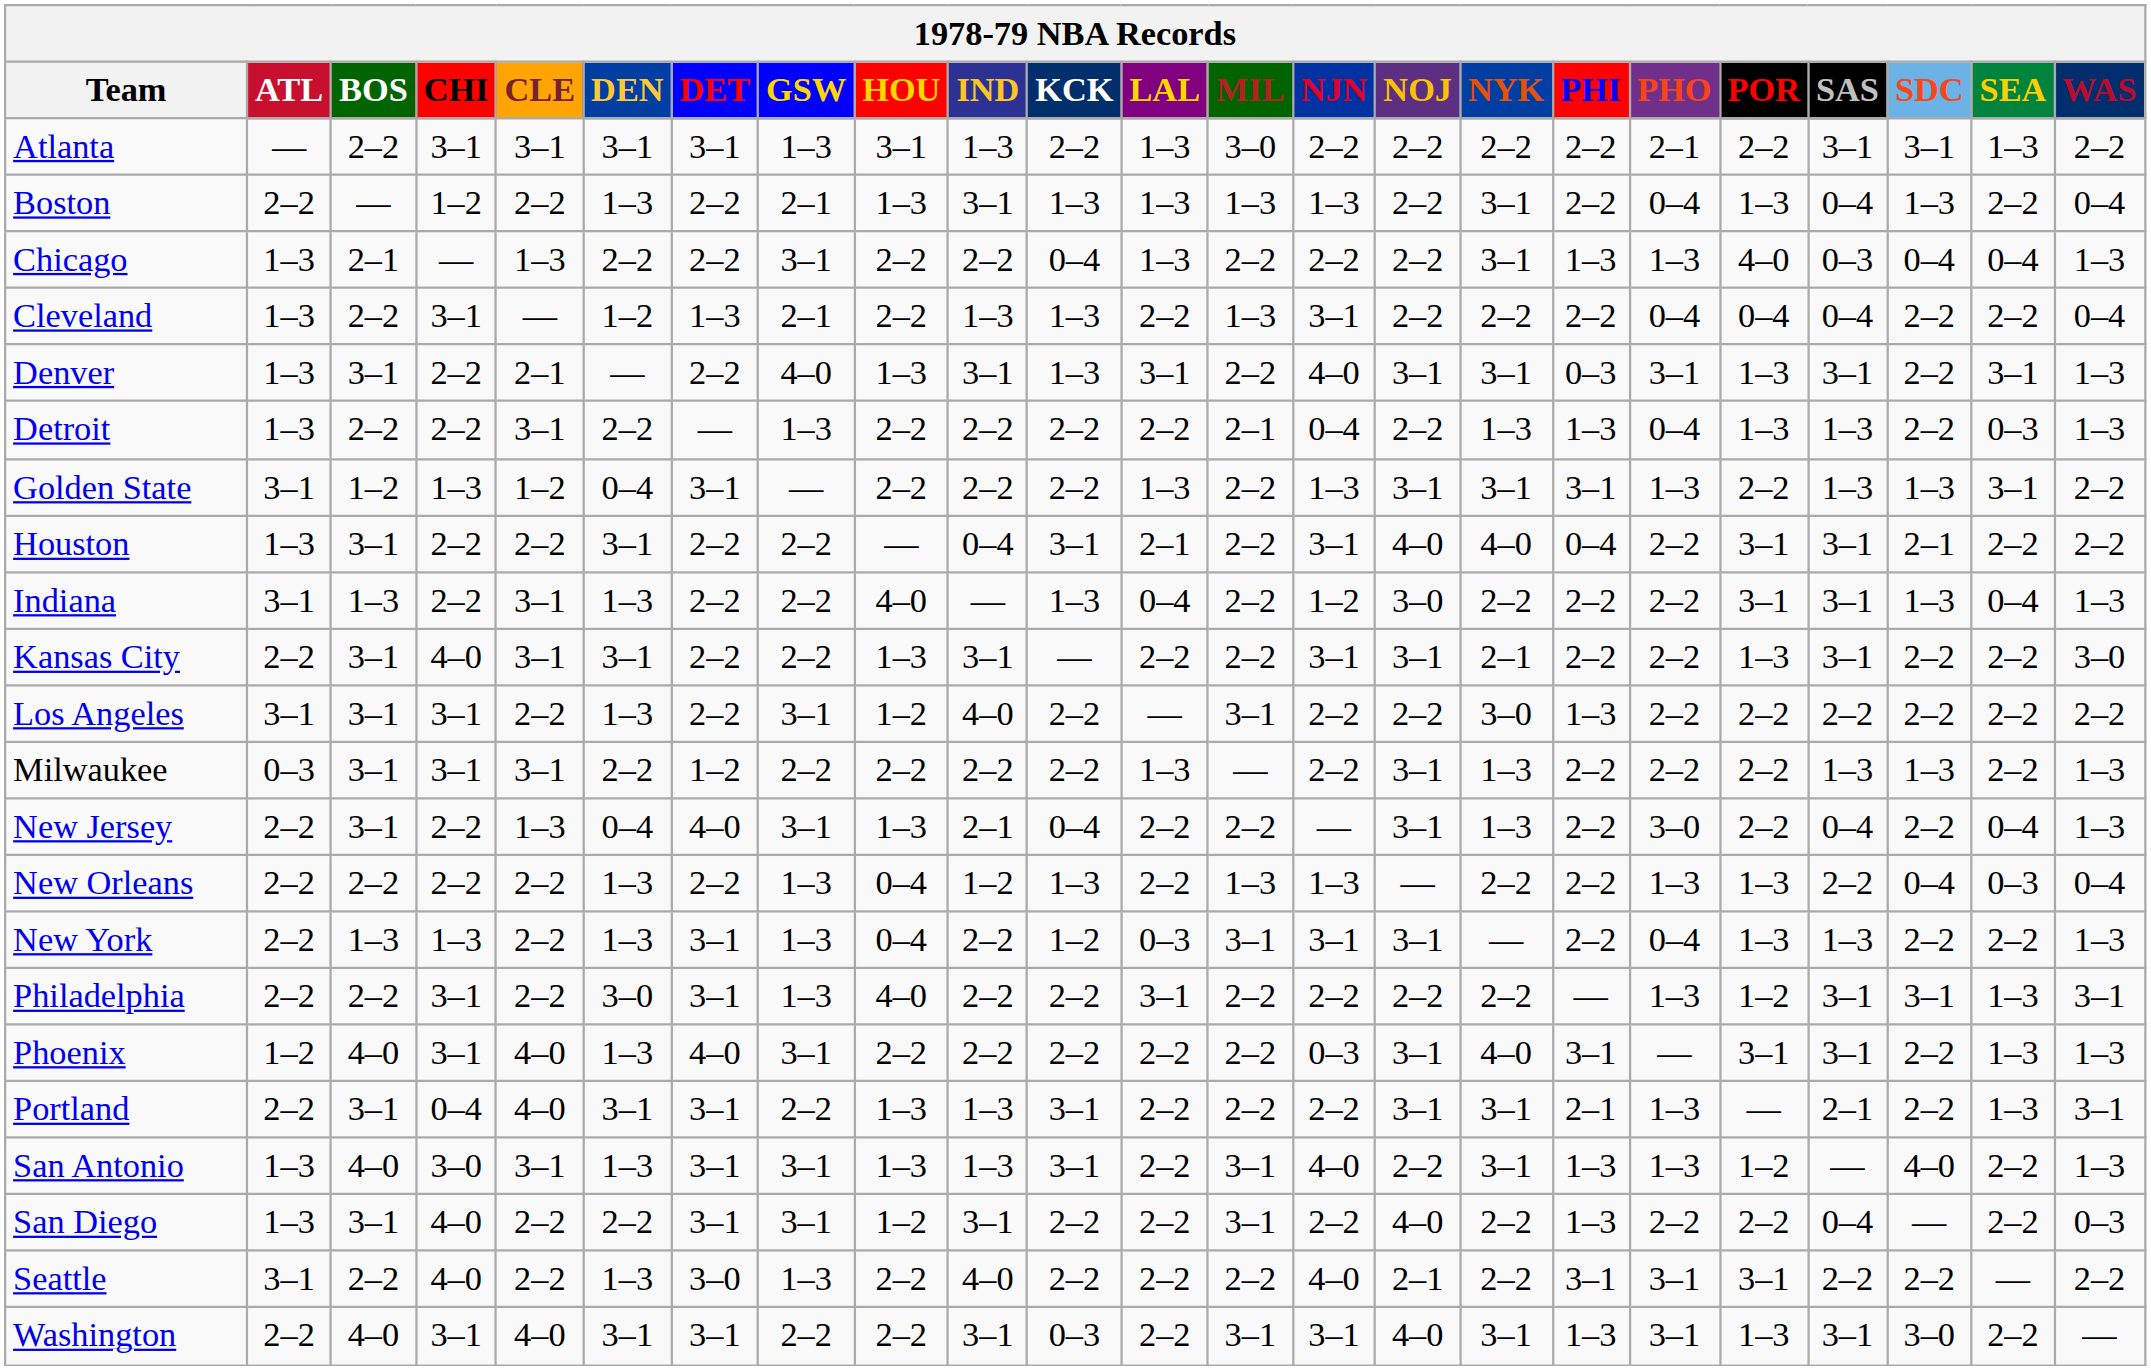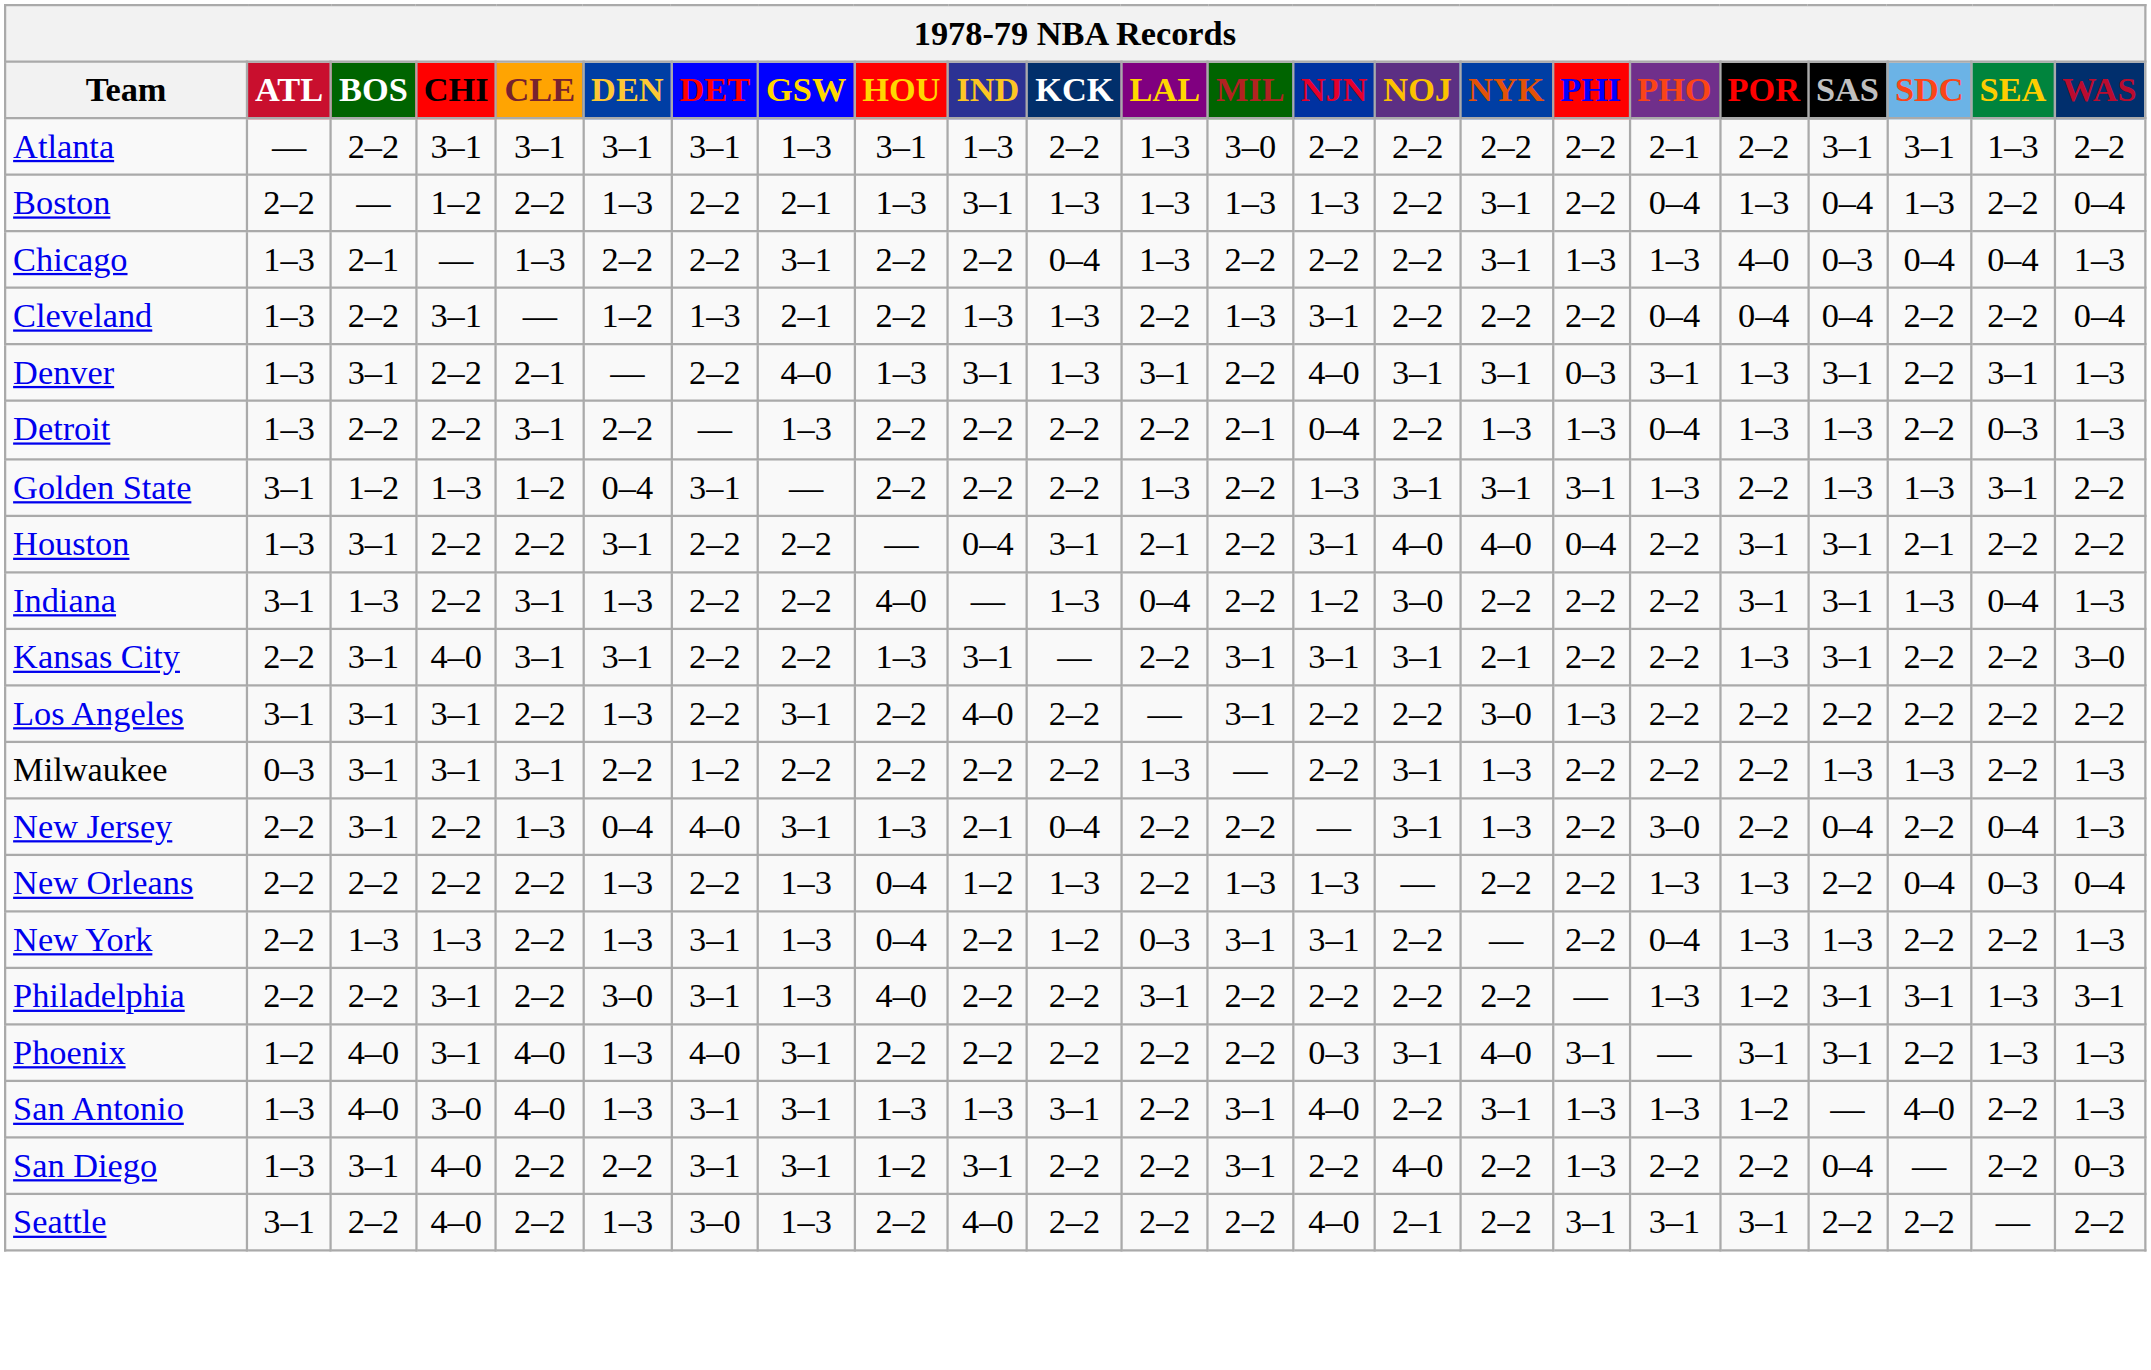(1250, 656) 2–2 -> (1250, 656) 3–1
(901, 712) 1–2 -> (901, 712) 2–2
(1418, 939) 3–1 -> (1418, 939) 2–2
- row: (71, 1109)
(540, 1165) 3–1 -> (540, 1109) 4–0
- row: (95, 1335)
